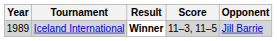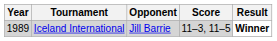columns swapped: (246, 13) <-> (146, 13)
